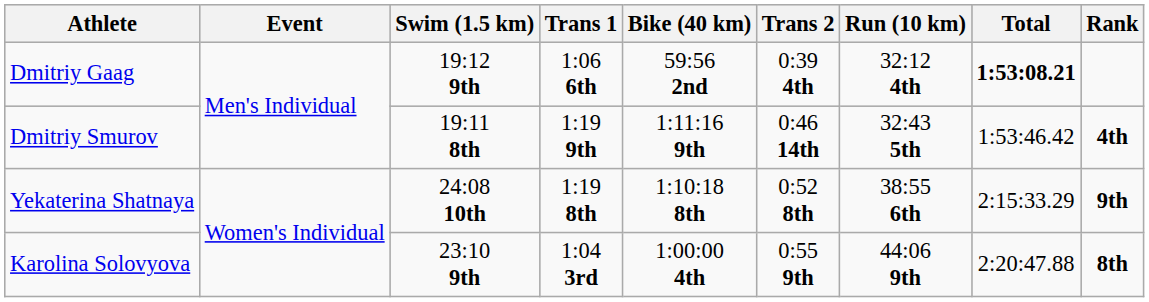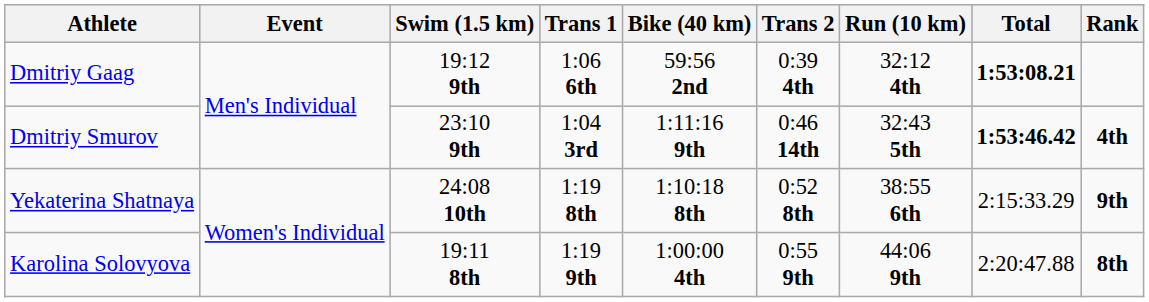(465, 137) 19:11 8th -> (465, 137) 23:10 9th
(581, 137) 1:19 9th -> (581, 137) 1:04 3rd
(1026, 137) normal -> (1026, 137) bold
(465, 264) 23:10 9th -> (465, 264) 19:11 8th
(581, 264) 1:04 3rd -> (581, 264) 1:19 9th
